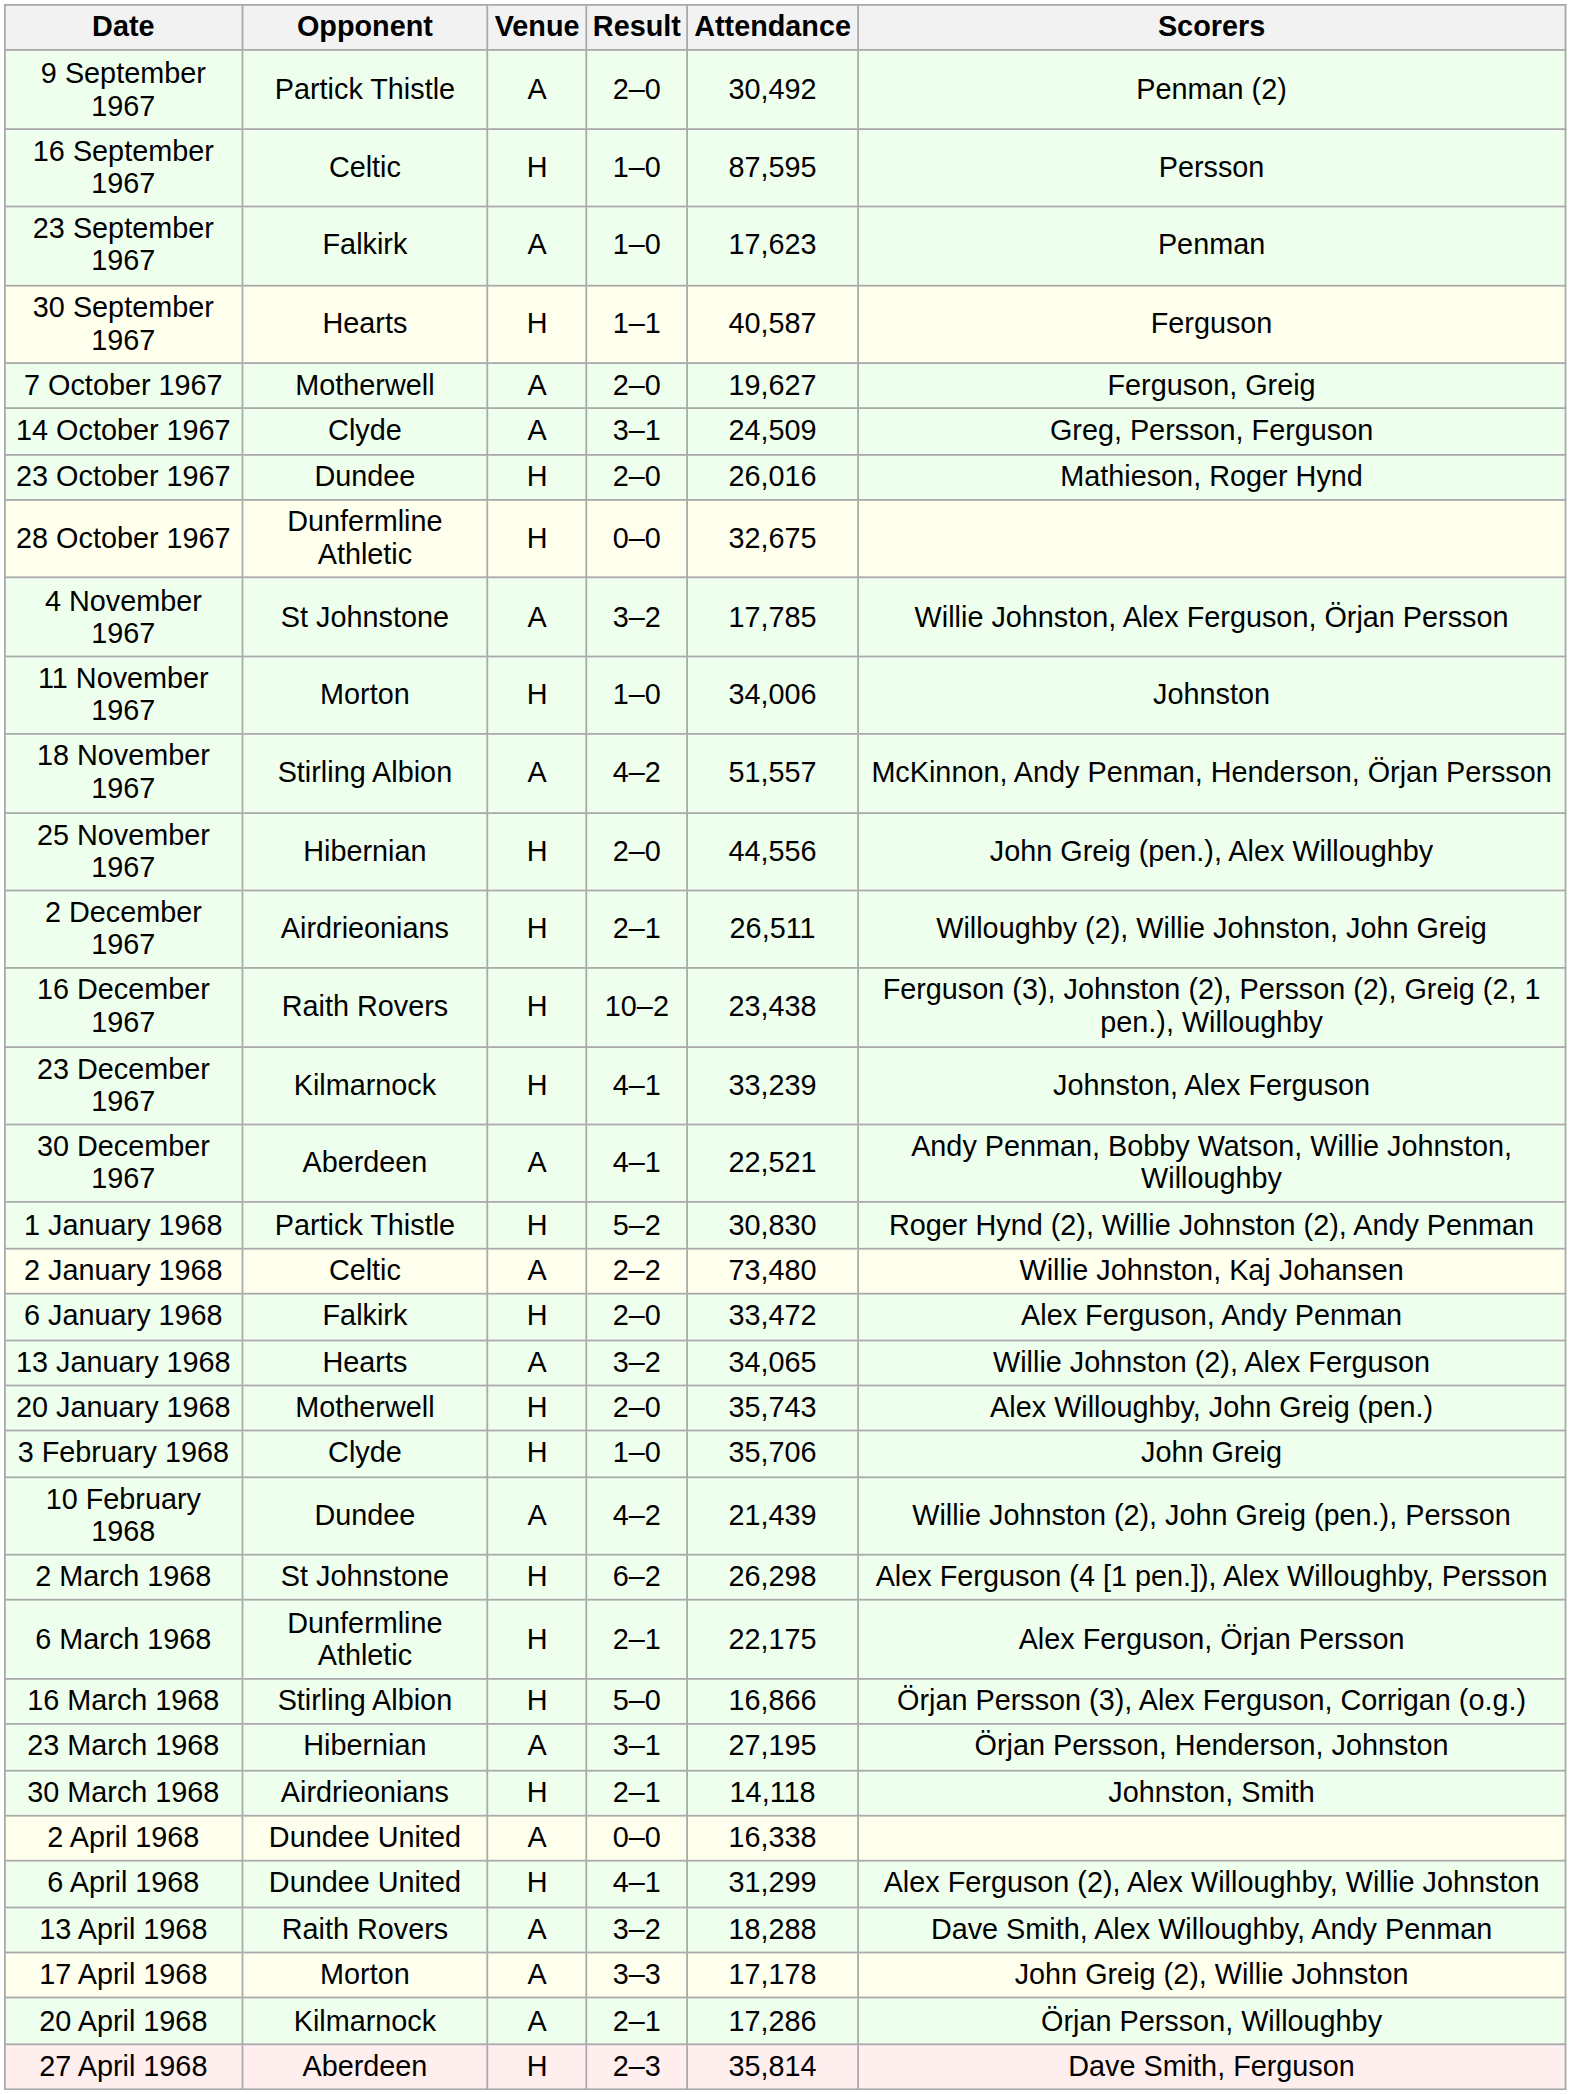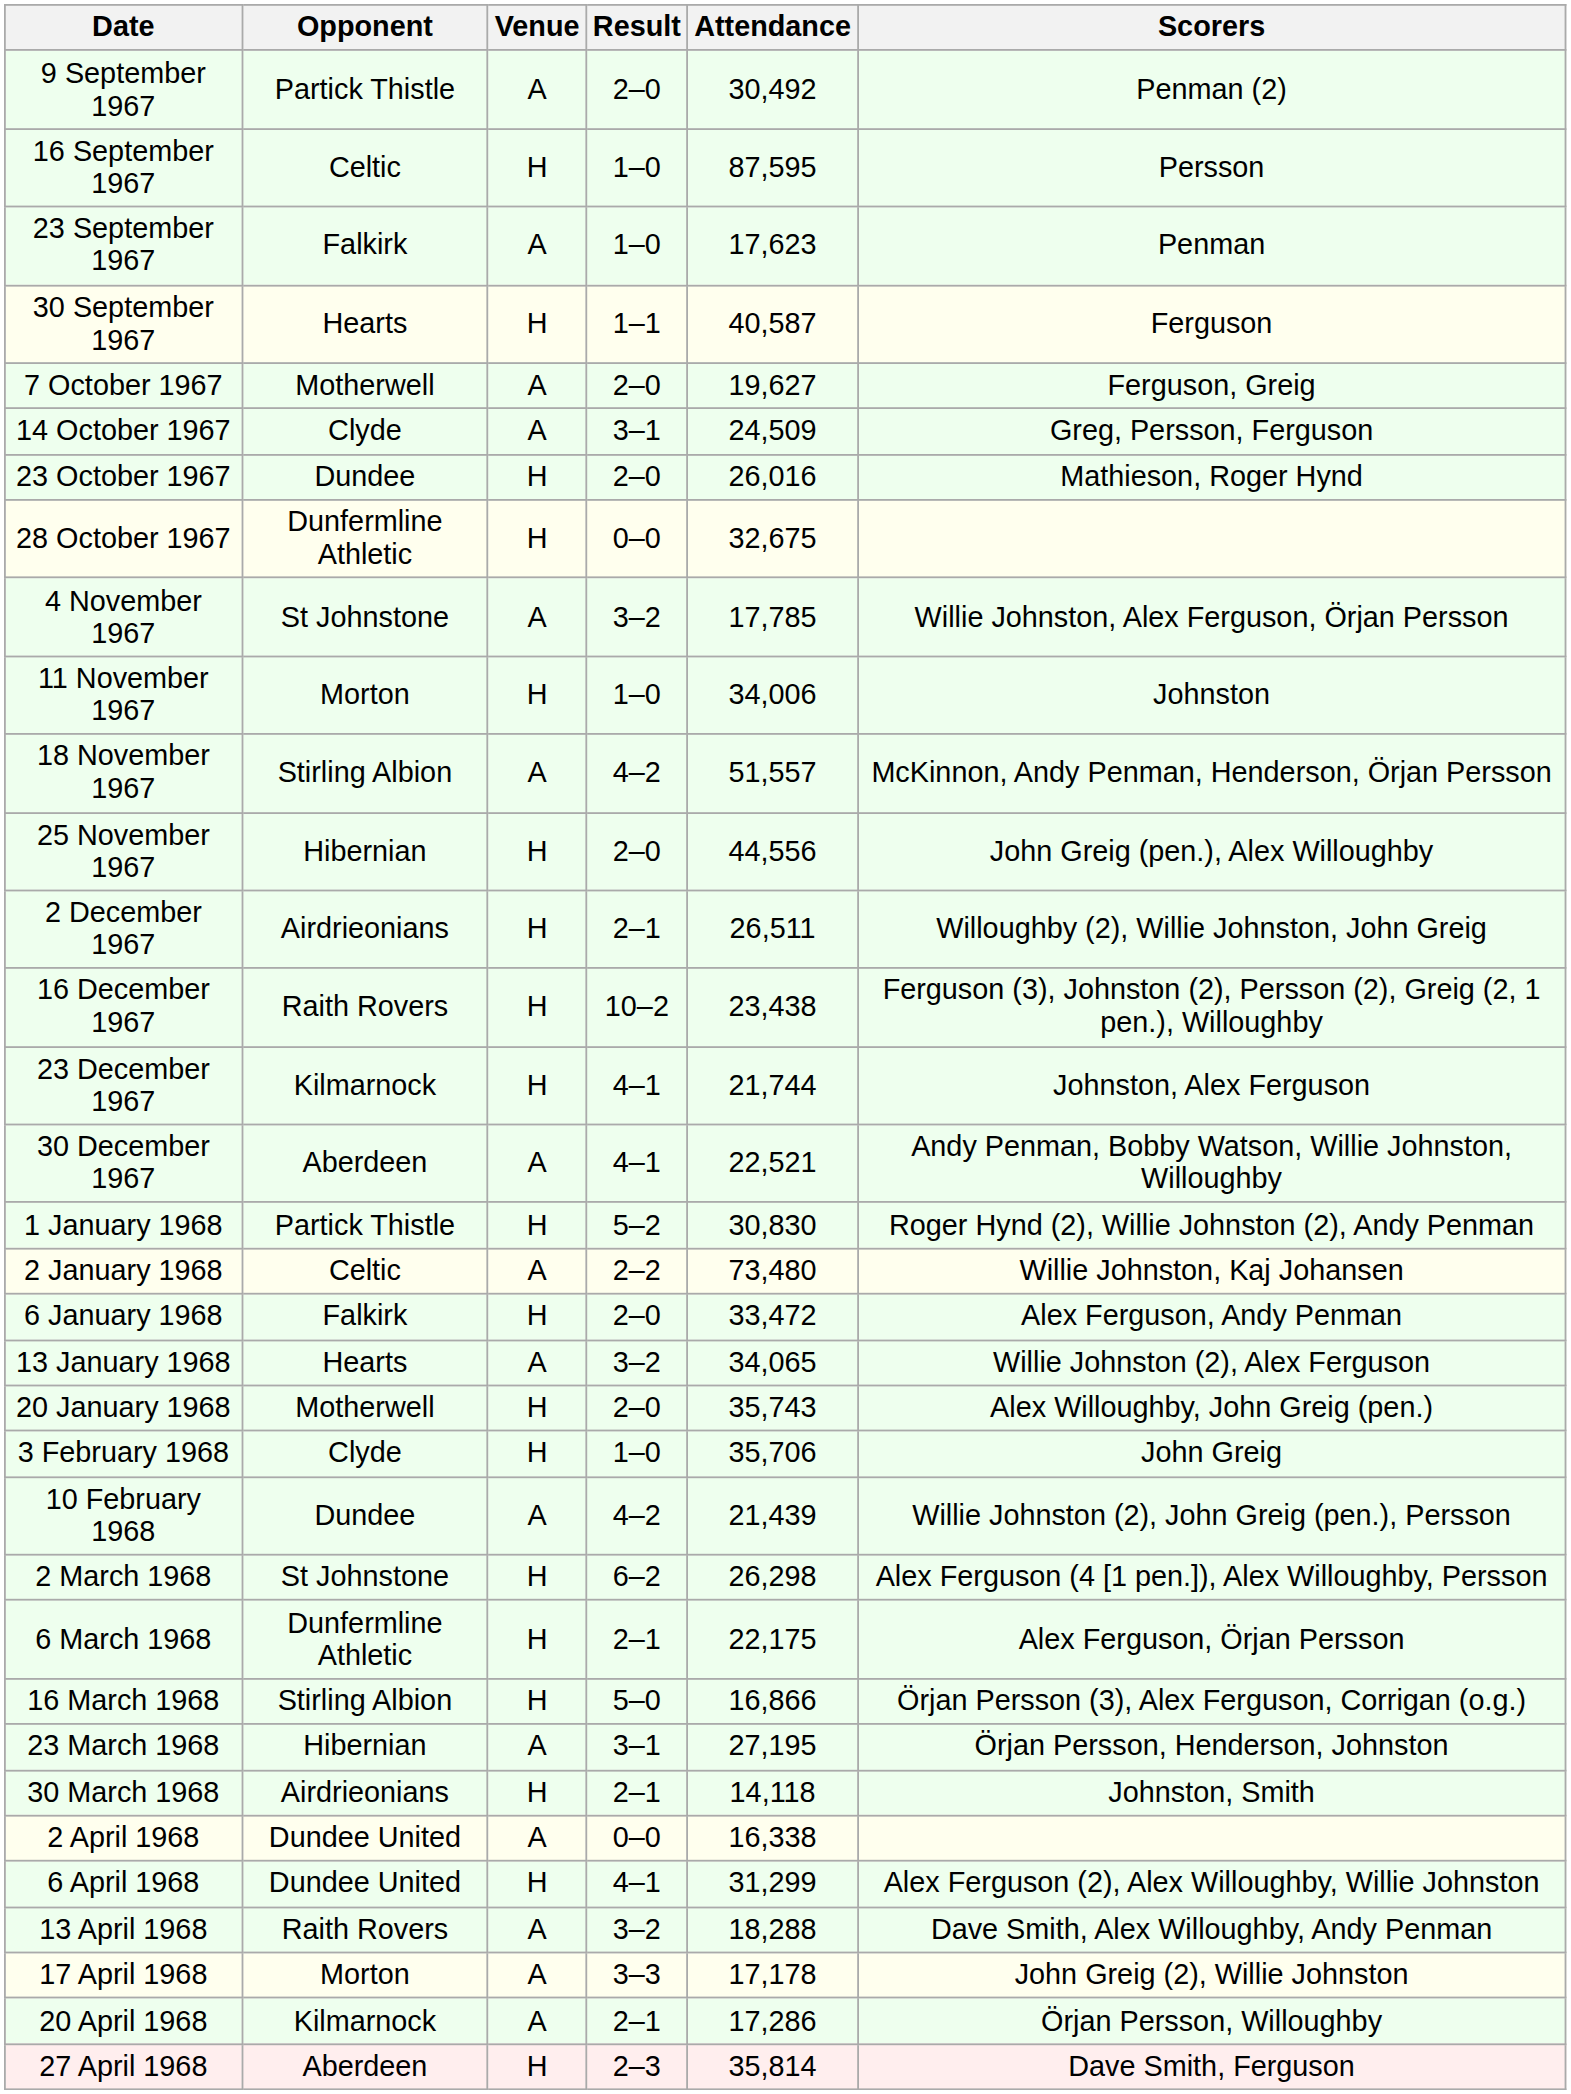(773, 1085) 33,239 -> (773, 1085) 21,744
